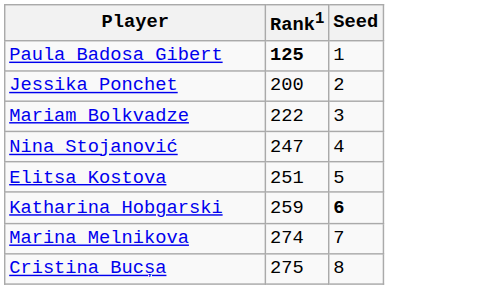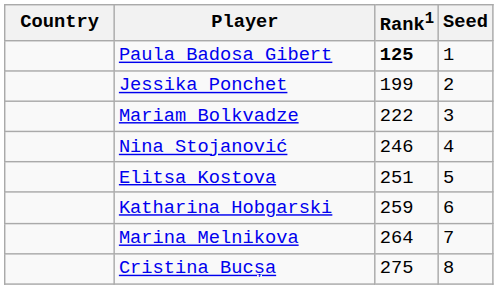+ column: (60, 22)
(287, 86) 200 -> (397, 86) 199
(287, 147) 247 -> (397, 147) 246
(339, 208) bold -> (449, 208) normal
(287, 238) 274 -> (397, 238) 264
